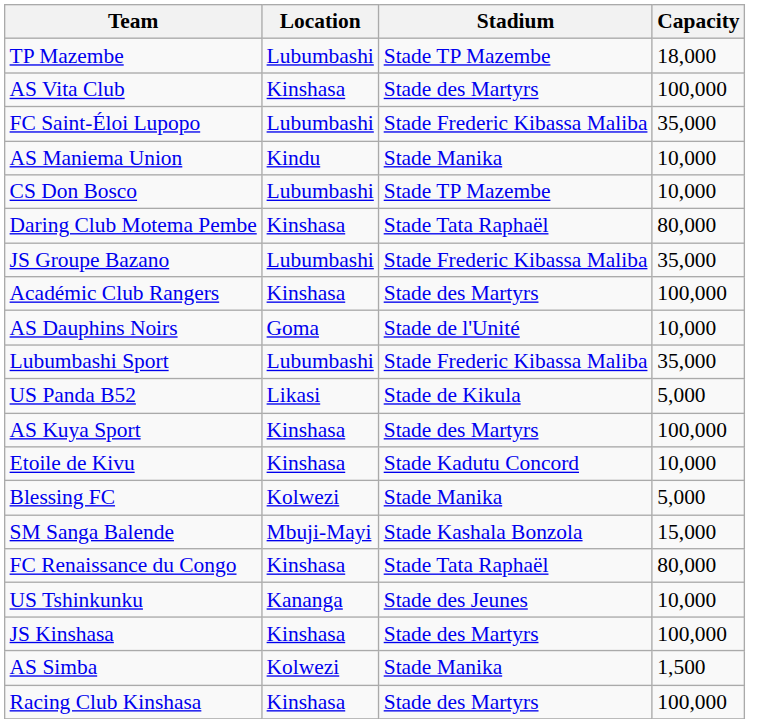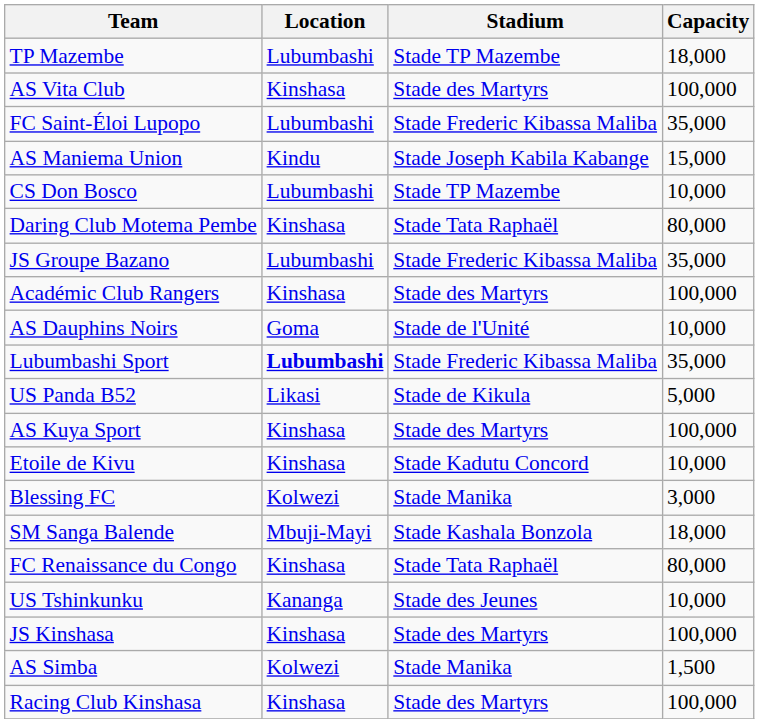(443, 157) Stade Manika -> (521, 157) Stade Joseph Kabila Kabange
(687, 157) 10,000 -> (696, 157) 15,000
(320, 361) normal -> (325, 361) bold
(681, 497) 5,000 -> (691, 497) 3,000
(687, 531) 15,000 -> (696, 531) 18,000
